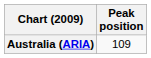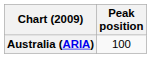(121, 44) 109 -> (121, 44) 100
